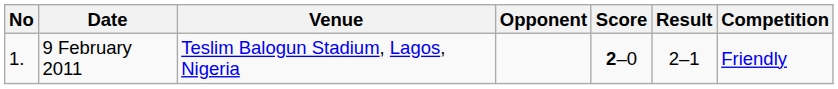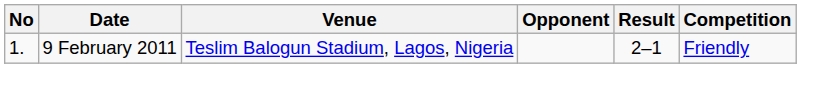- column: (622, 19)
